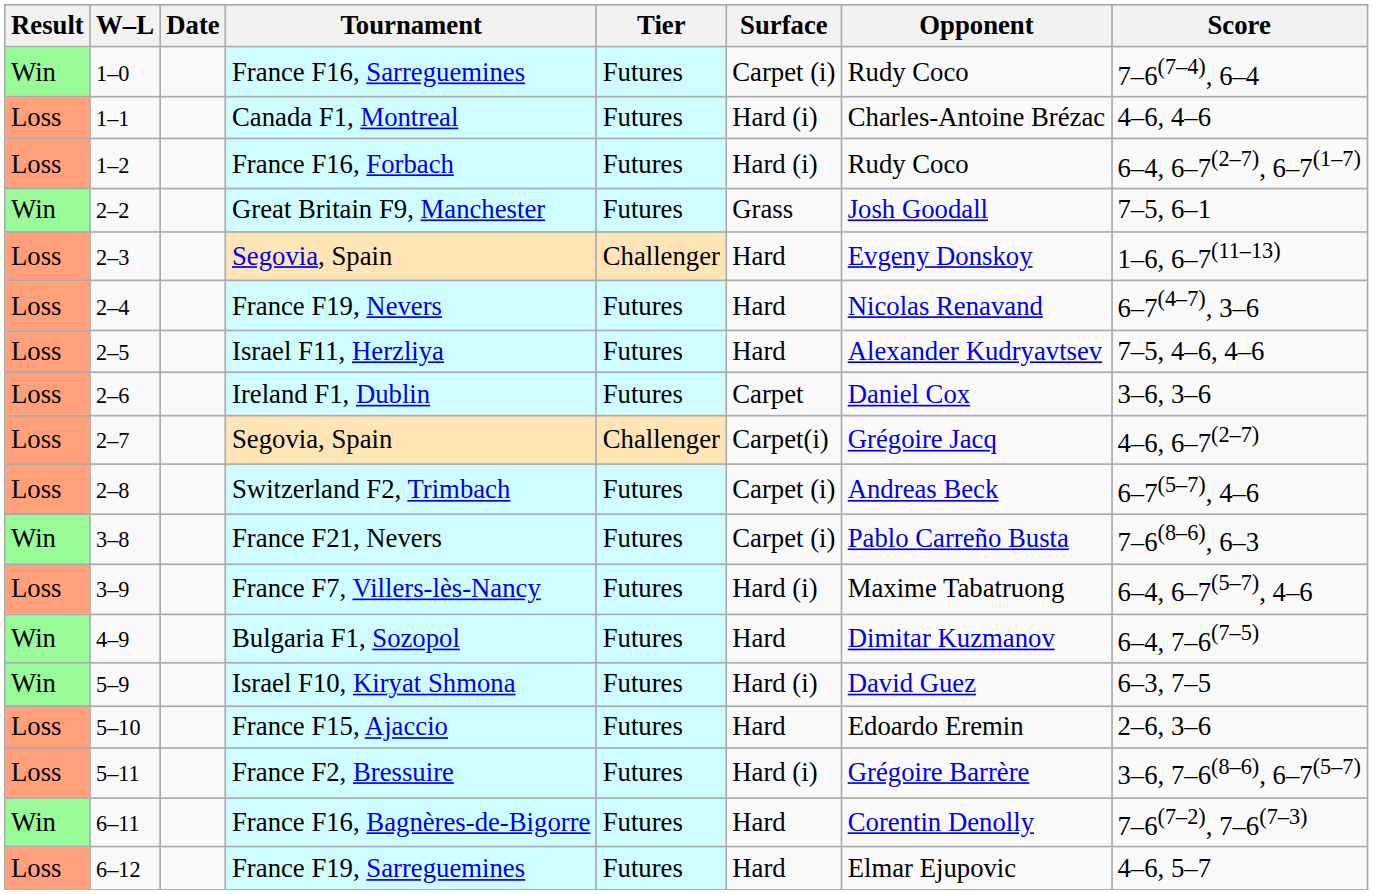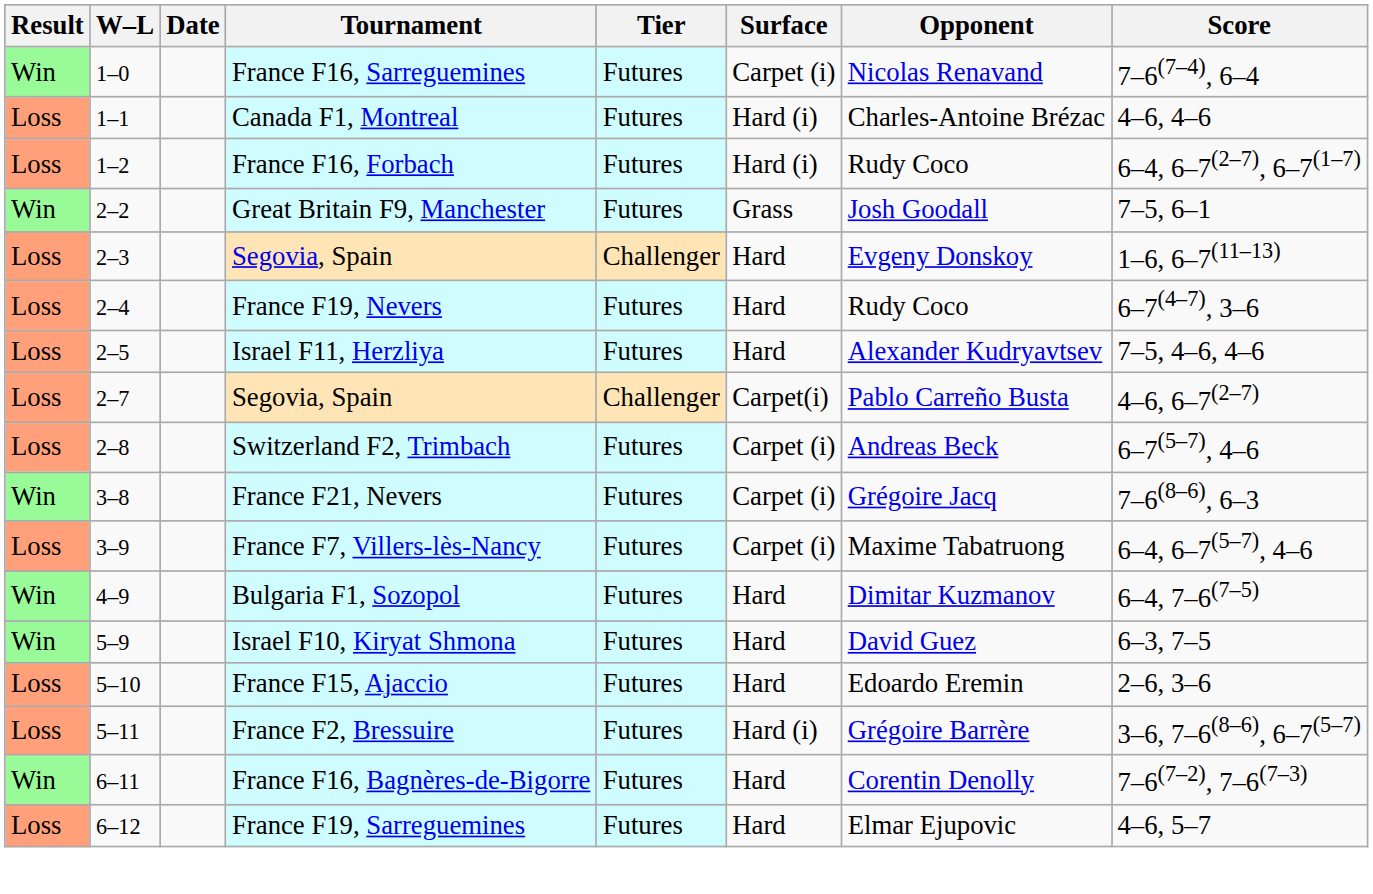(908, 71) Rudy Coco -> (945, 71) Nicolas Renavand
(945, 305) Nicolas Renavand -> (908, 305) Rudy Coco
- row: (113, 395)
(922, 439) Grégoire Jacq -> (958, 397) Pablo Carreño Busta
(958, 538) Pablo Carreño Busta -> (922, 496) Grégoire Jacq
(775, 588) Hard (i) -> (784, 546) Carpet (i)
(775, 684) Hard (i) -> (759, 641) Hard
